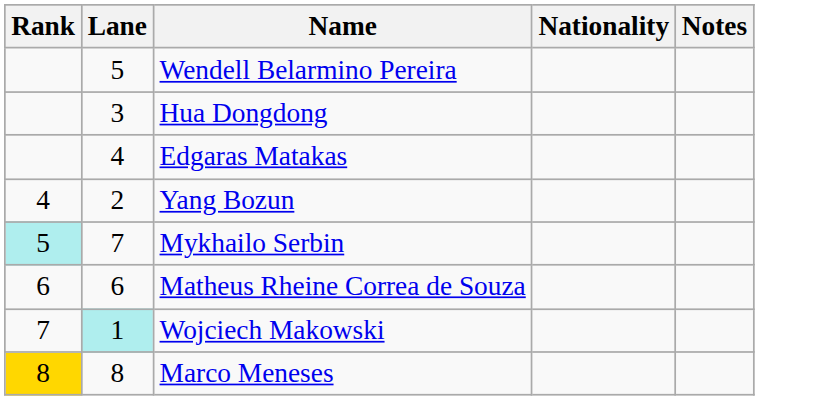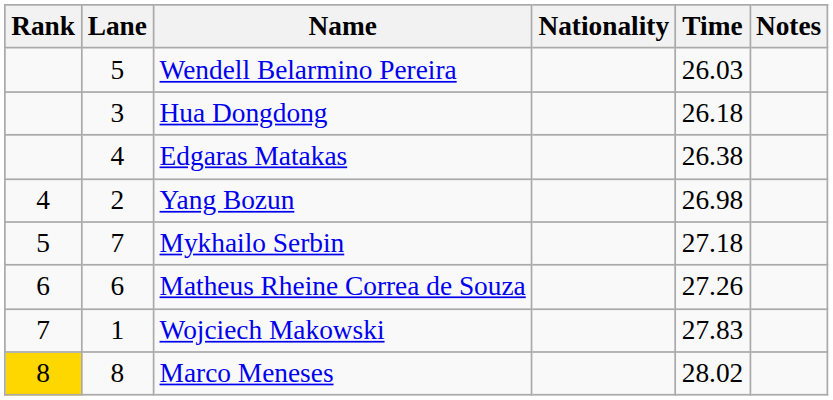+ column: (712, 26)
(43, 243) paleturquoise background -> (43, 243) no background
(117, 329) paleturquoise background -> (117, 329) no background
